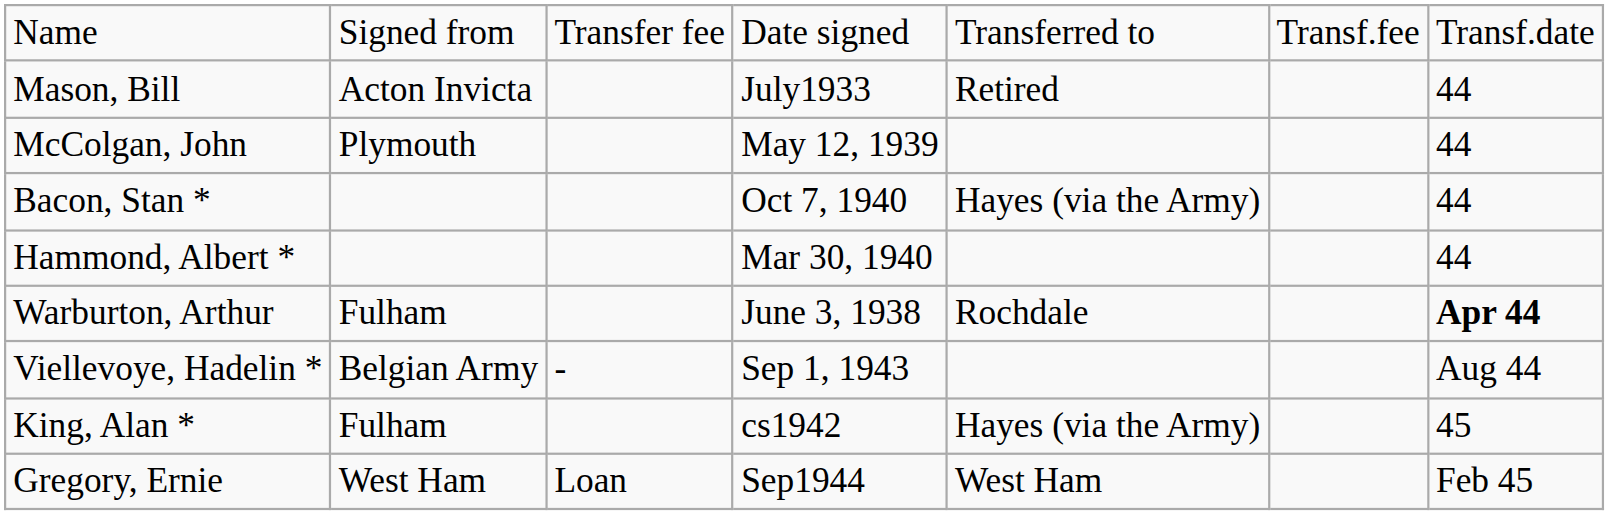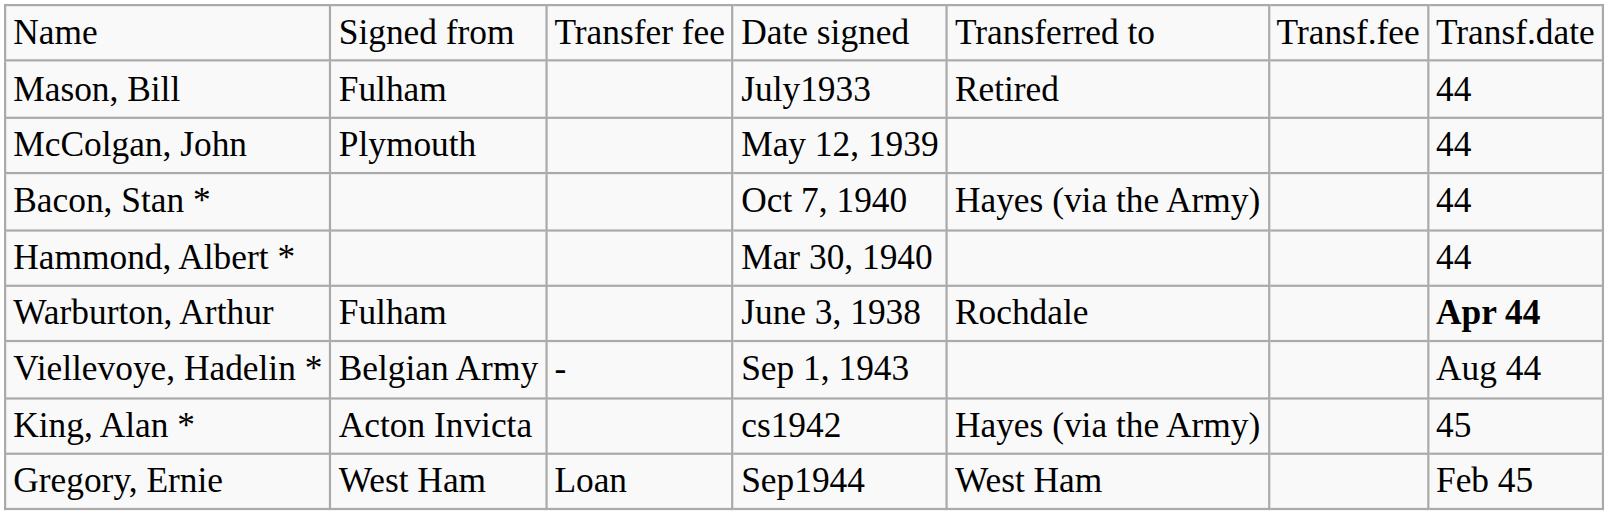(435, 88) Acton Invicta -> (393, 88) Fulham
(393, 425) Fulham -> (435, 425) Acton Invicta
